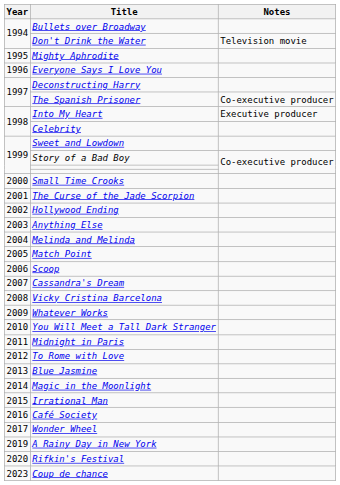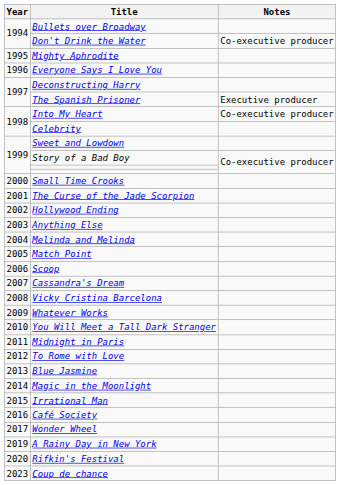(263, 41) Television movie -> (277, 41) Co-executive producer
(277, 99) Co-executive producer -> (269, 99) Executive producer
(269, 114) Executive producer -> (277, 114) Co-executive producer
